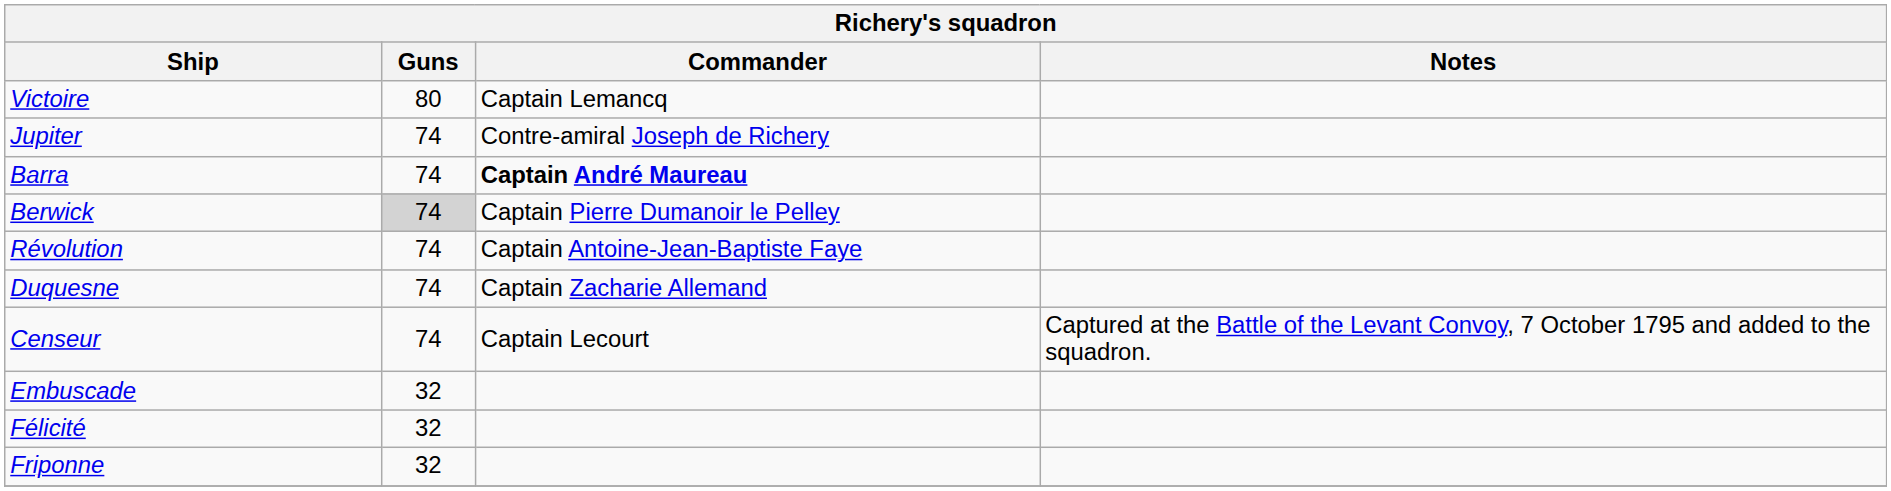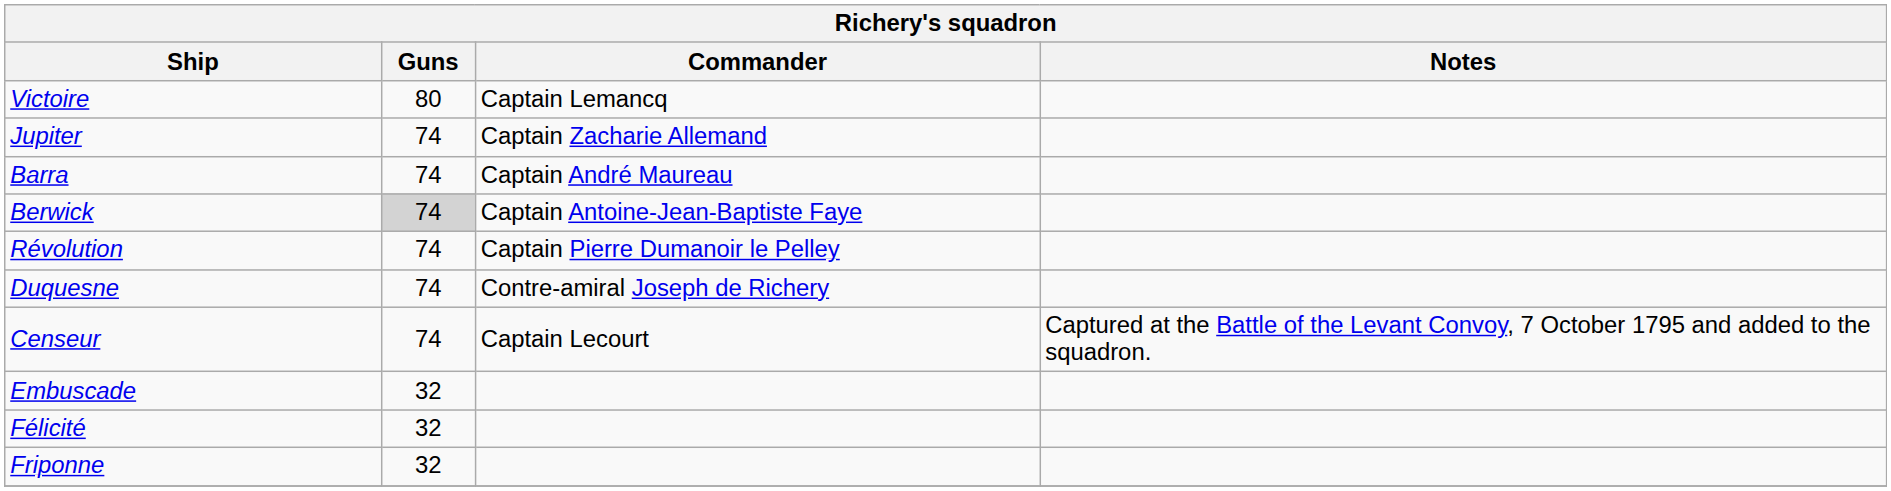(655, 136) Contre-amiral Joseph de Richery -> (624, 136) Captain Zacharie Allemand
(614, 174) bold -> (607, 174) normal
(660, 212) Captain Pierre Dumanoir le Pelley -> (672, 212) Captain Antoine-Jean-Baptiste Faye
(672, 250) Captain Antoine-Jean-Baptiste Faye -> (660, 250) Captain Pierre Dumanoir le Pelley
(624, 288) Captain Zacharie Allemand -> (655, 288) Contre-amiral Joseph de Richery
